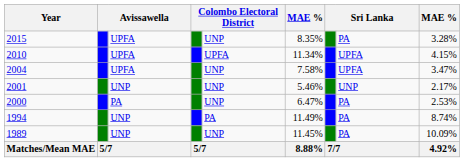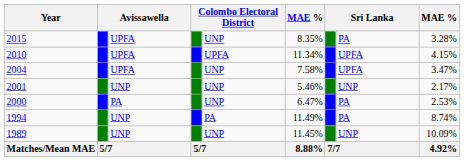(344, 133) PA -> (348, 133) UNP
